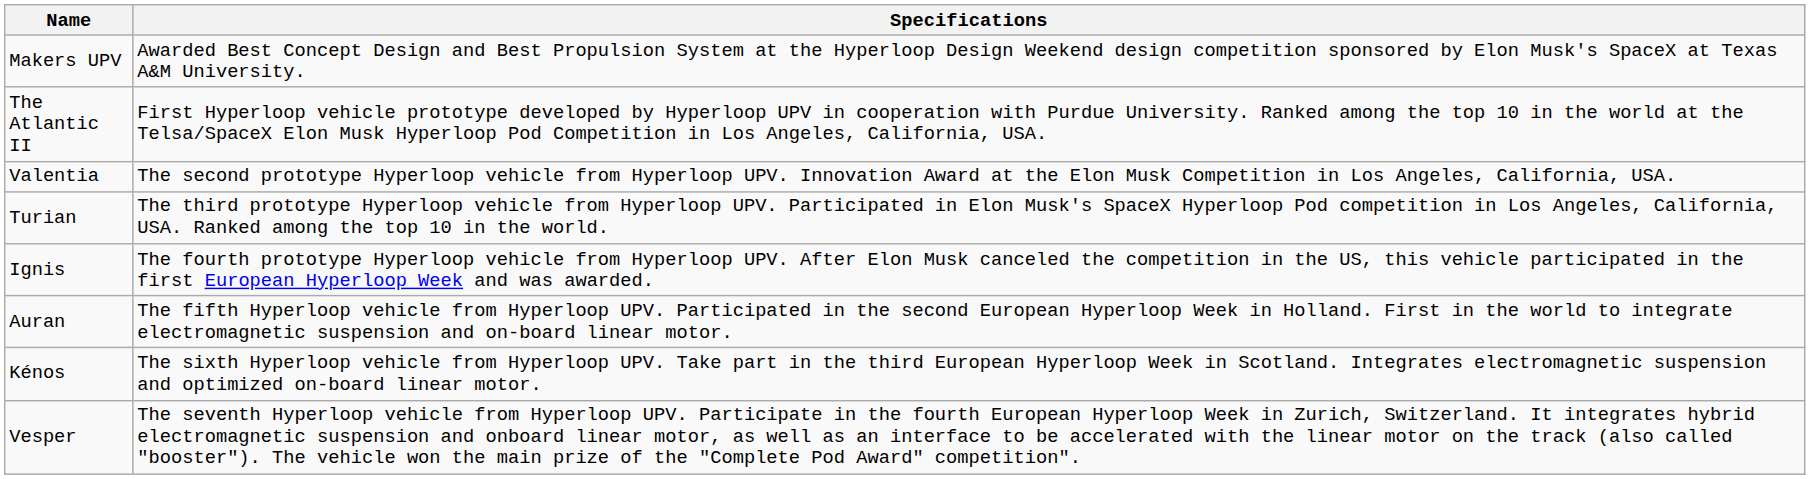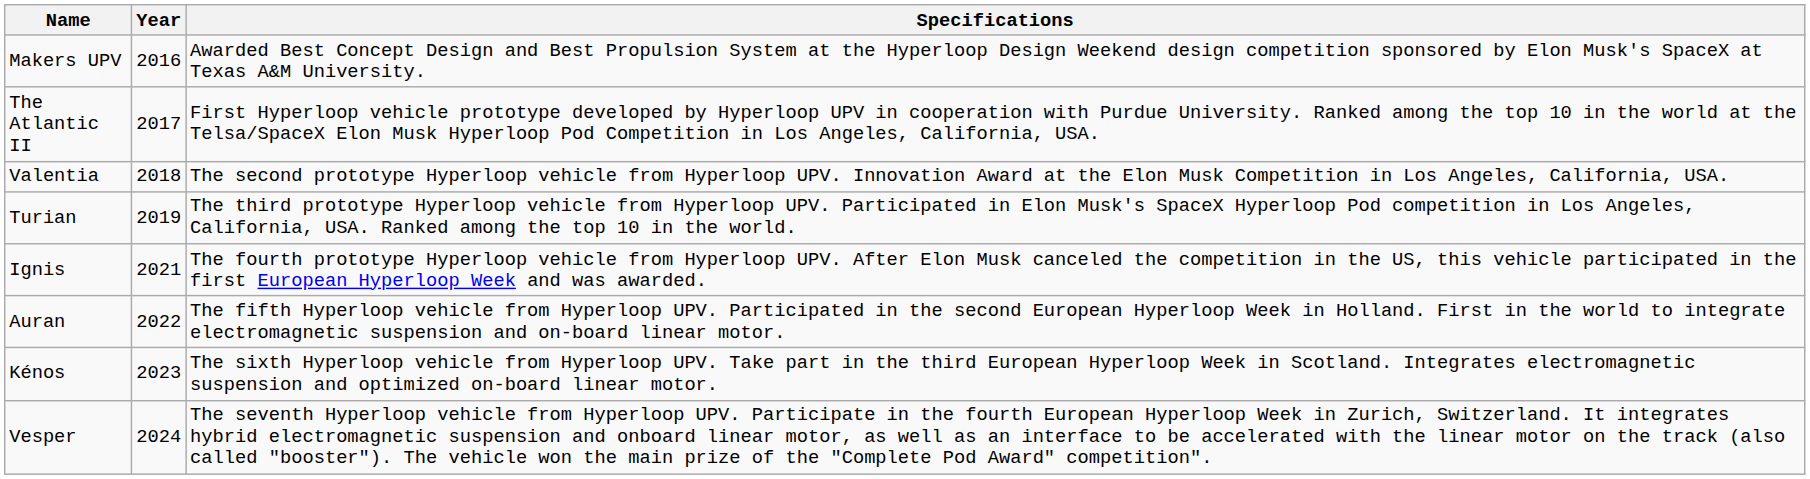+ column: (159, 20)
